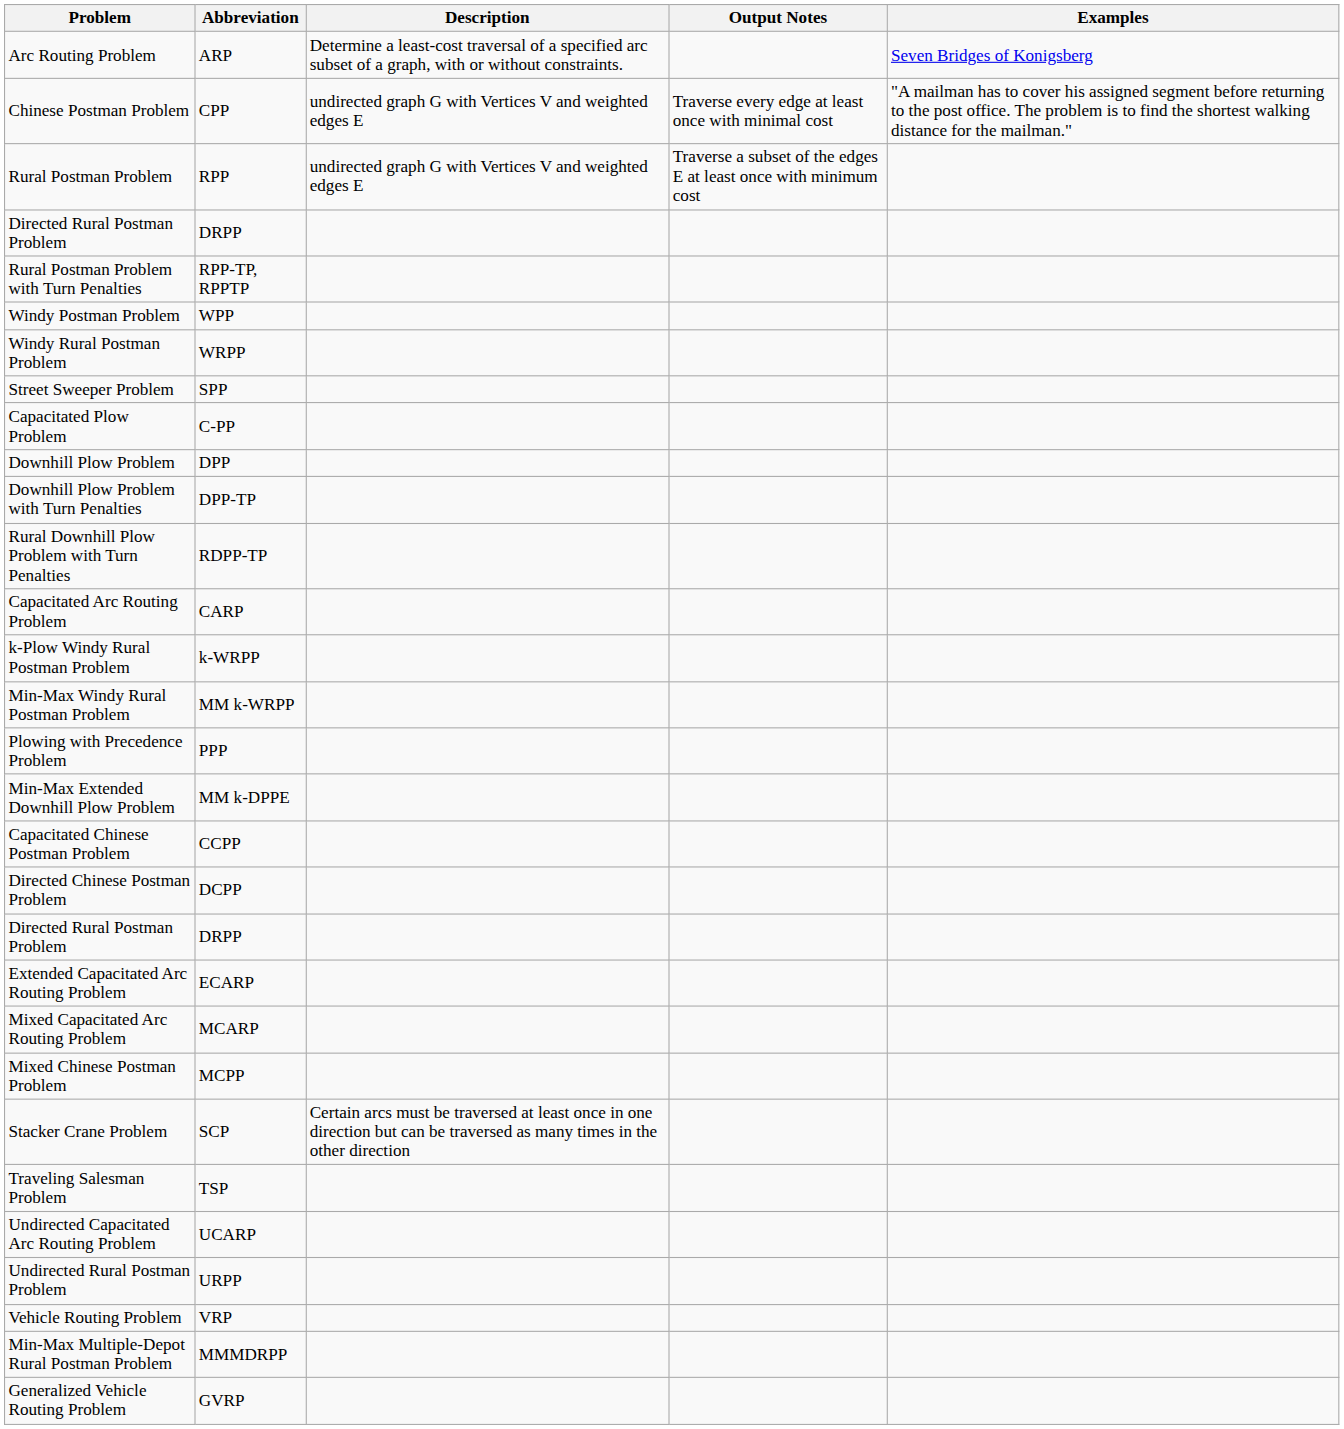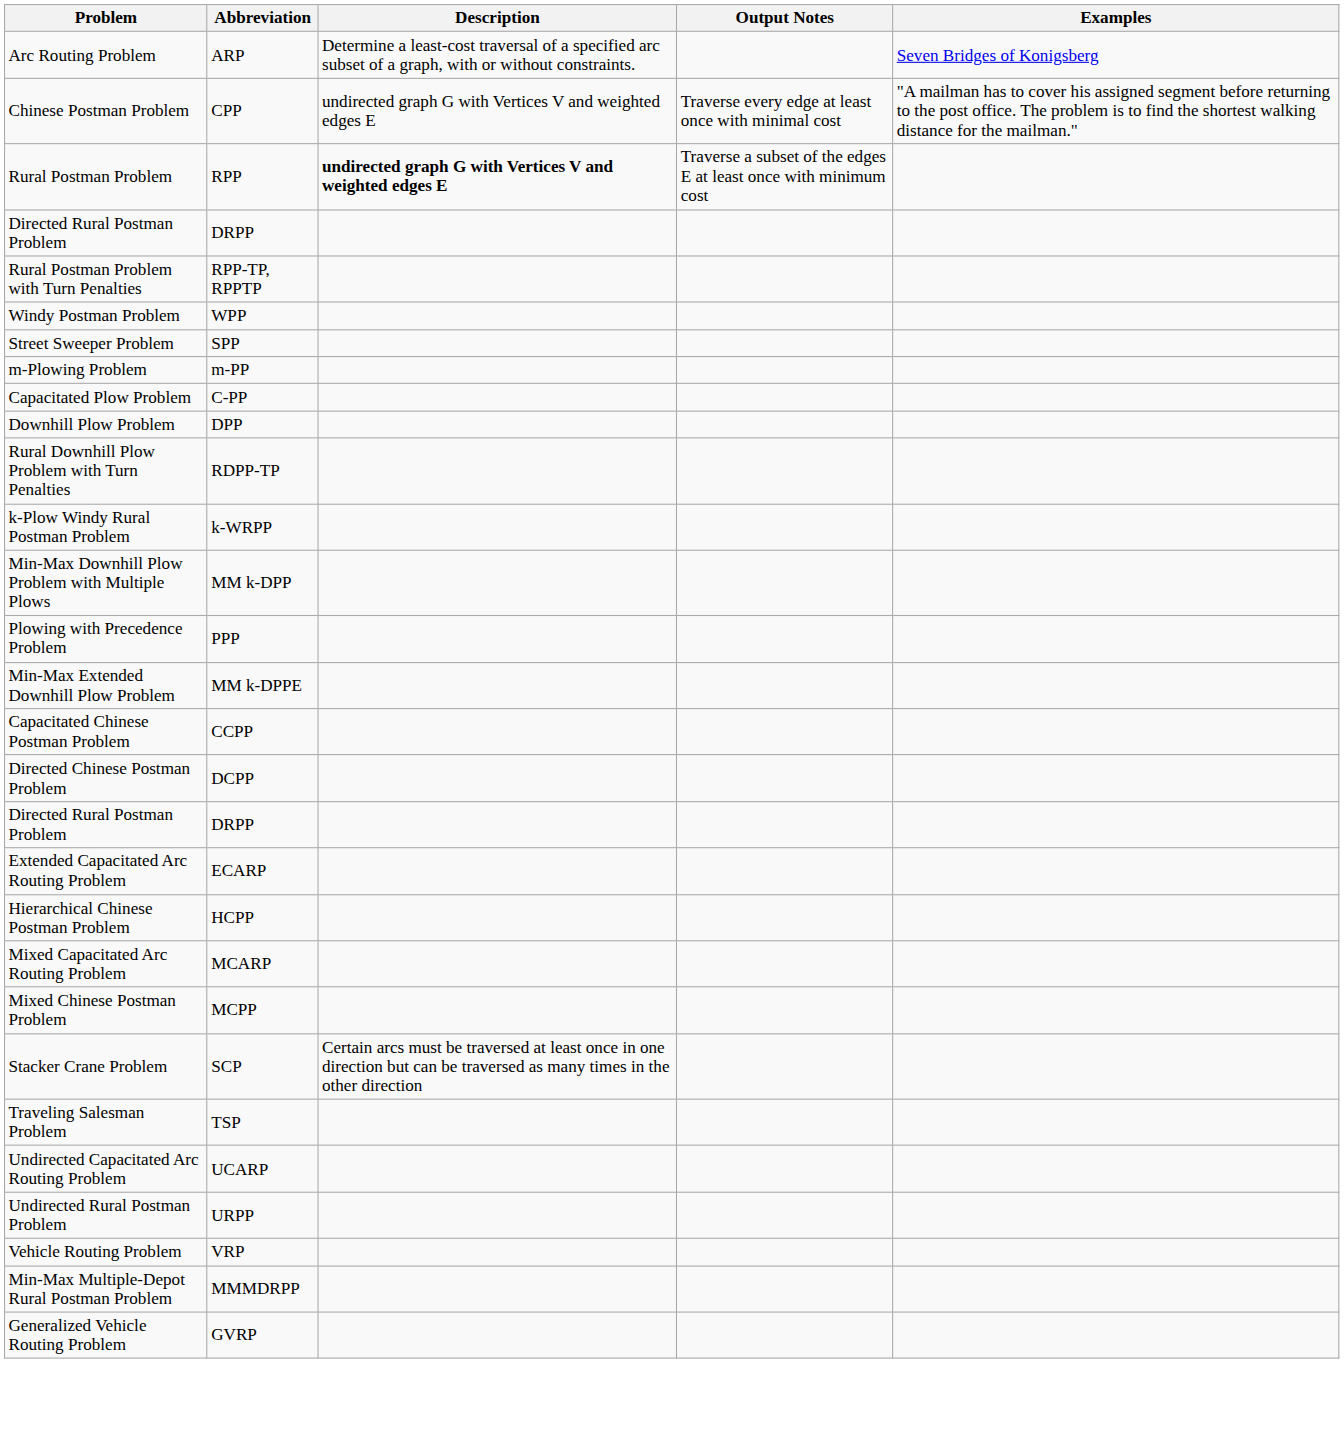(479, 176) normal -> (468, 176) bold
- row: (84, 352)
+ row: (78, 370)
- row: (92, 499)
- row: (93, 611)
+ row: (96, 582)
- row: (87, 704)
+ row: (80, 917)
